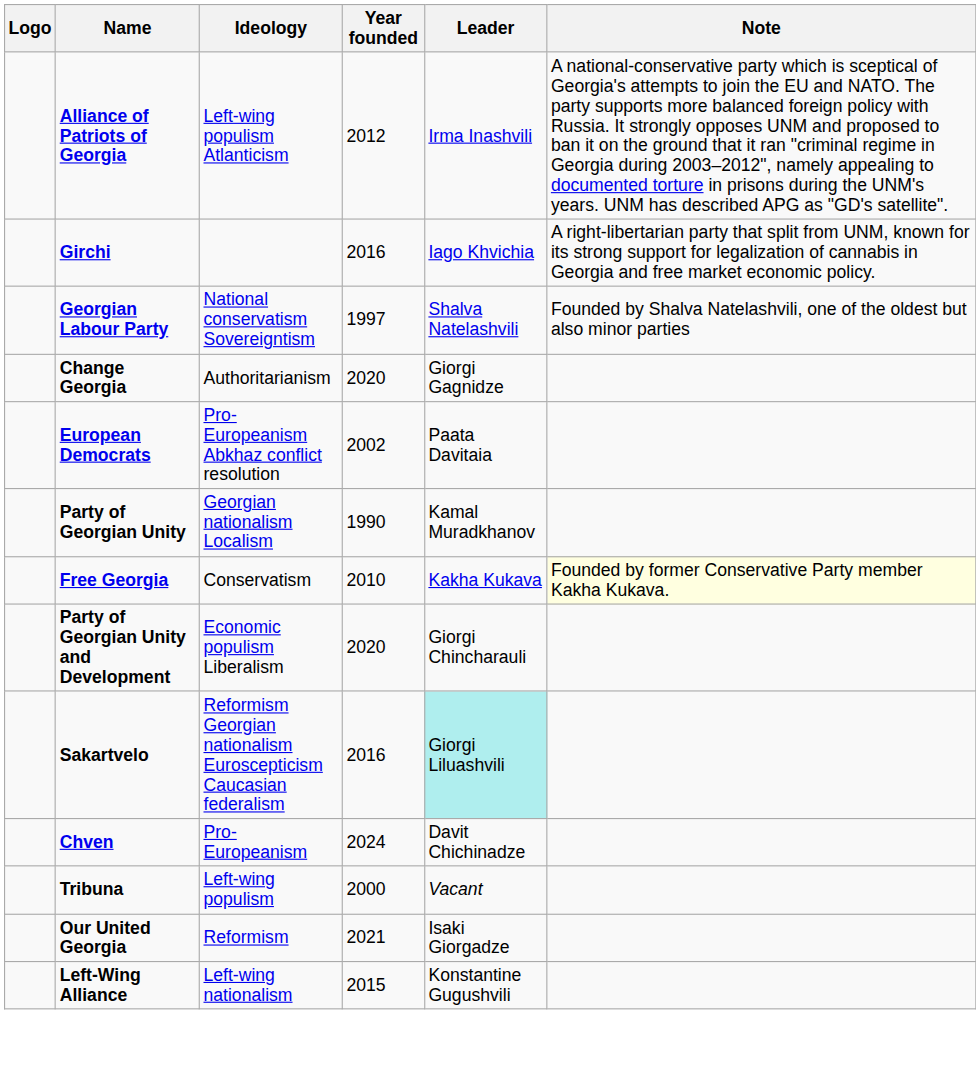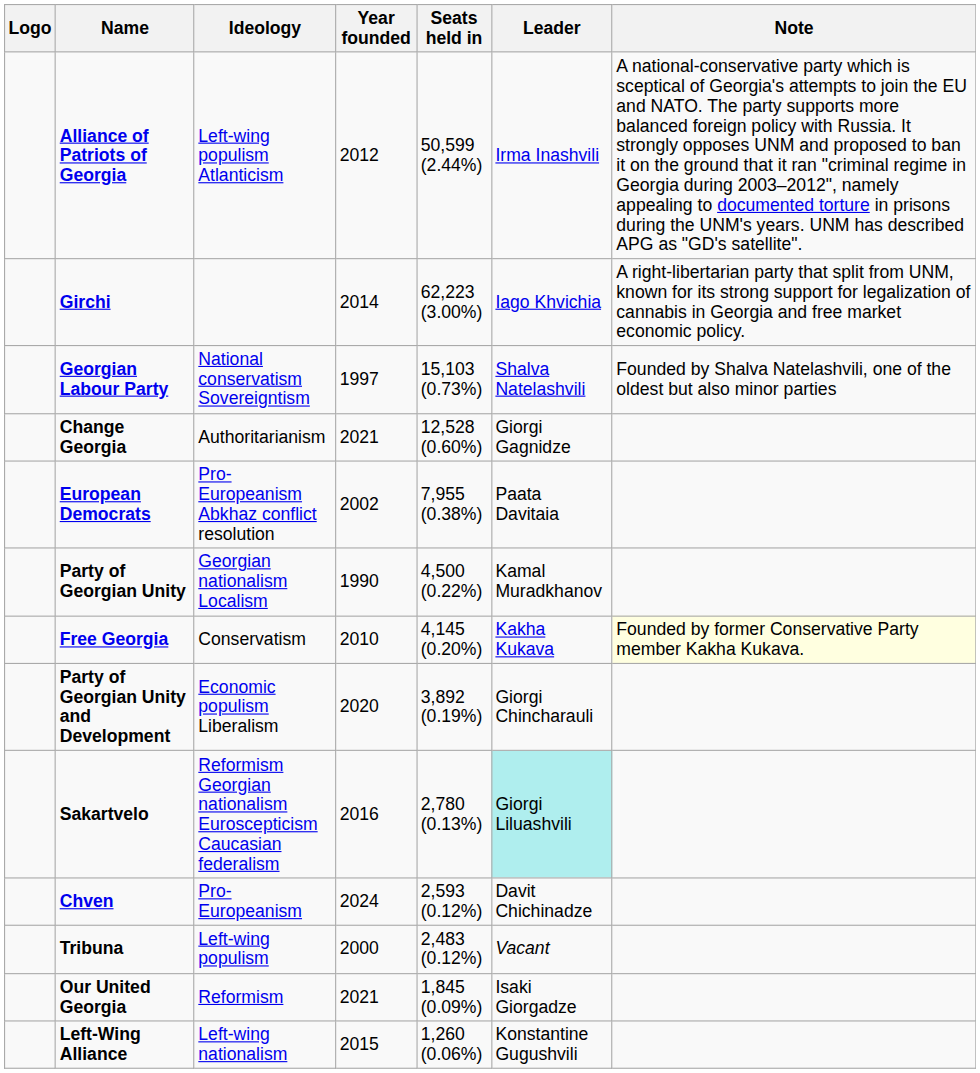+ column: (454, 28)
(366, 252) 2016 -> (359, 301) 2014
(366, 377) 2020 -> (359, 437) 2021
